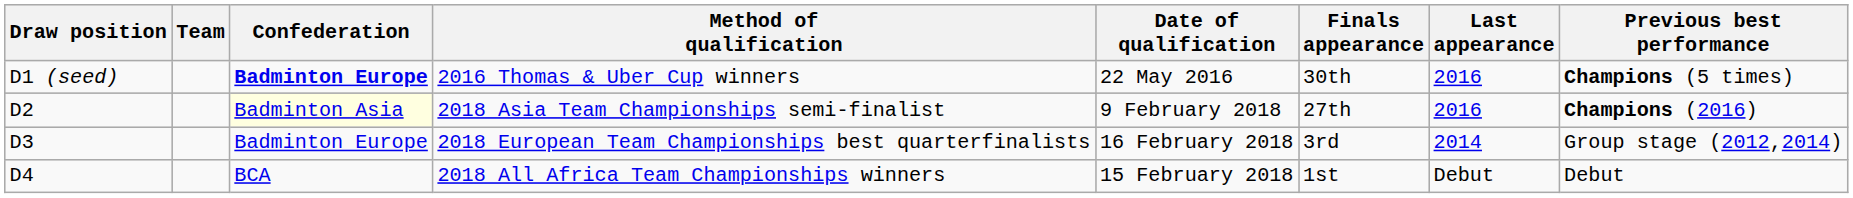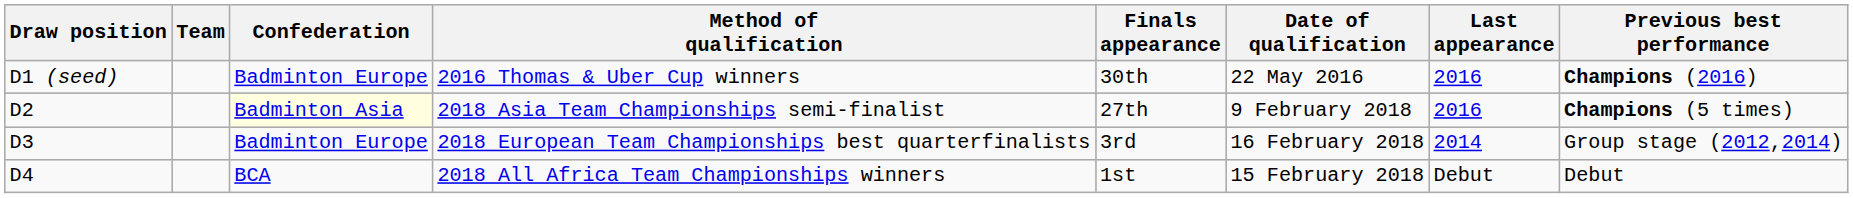columns swapped: (1197, 33) <-> (1364, 33)
(331, 77) bold -> (331, 77) normal
(1679, 77) Champions (5 times) -> (1661, 77) Champions (2016)
(1661, 110) Champions (2016) -> (1679, 110) Champions (5 times)
